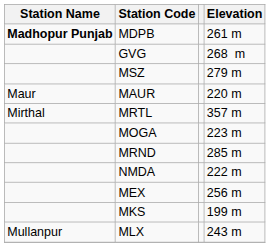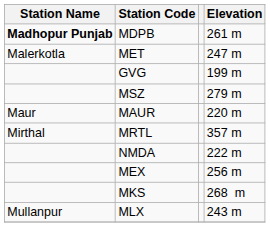+ row: (132, 53)
(226, 53) 268 m -> (224, 73) 199 m
- row: (137, 133)
- row: (137, 152)
(224, 212) 199 m -> (226, 192) 268 m
